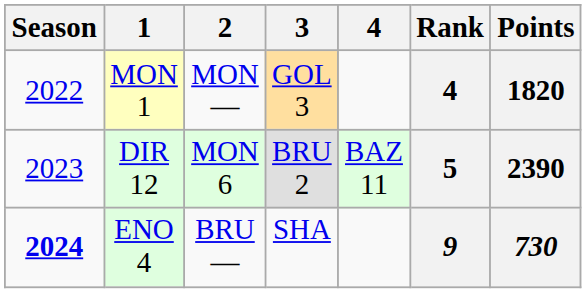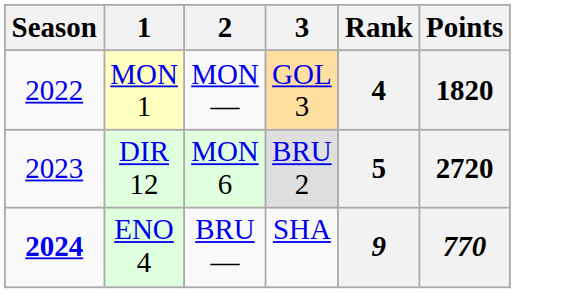- column: (374, 27)
(536, 168) 2390 -> (465, 168) 2720
(536, 246) 730 -> (465, 246) 770
